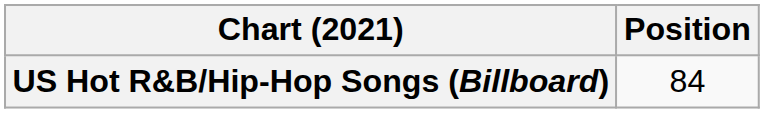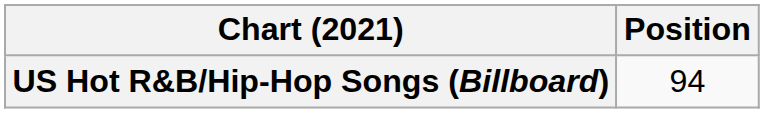(687, 81) 84 -> (687, 81) 94
